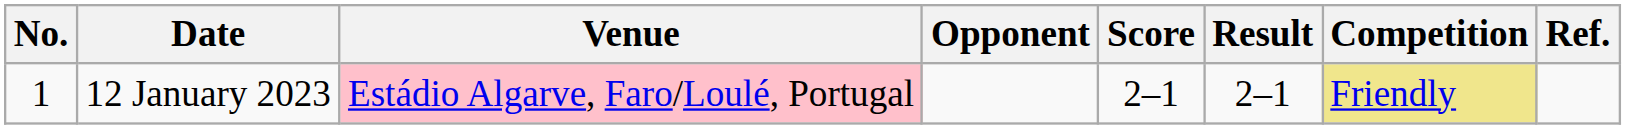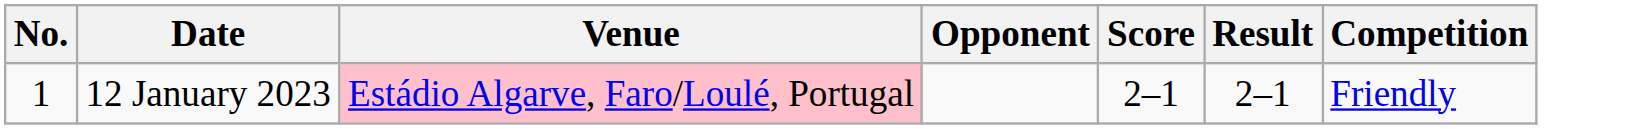- column: (1578, 33)
(1393, 92) khaki background -> (1393, 92) no background
